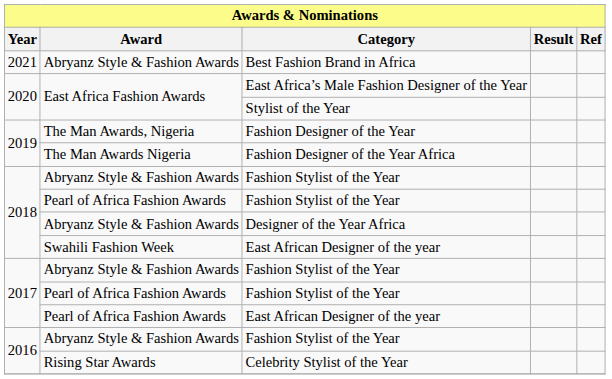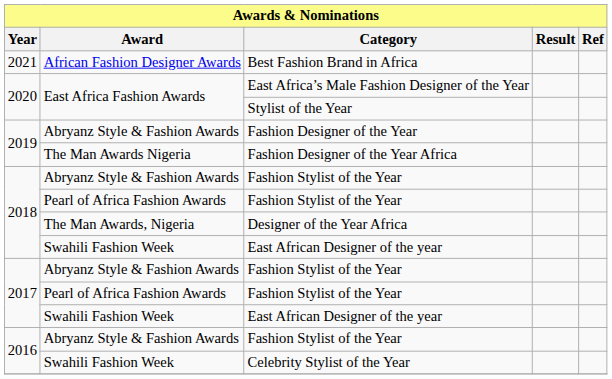(141, 62) Abryanz Style & Fashion Awards -> (142, 62) African Fashion Designer Awards
(119, 131) The Man Awards, Nigeria -> (141, 131) Abryanz Style & Fashion Awards
(141, 223) Abryanz Style & Fashion Awards -> (119, 223) The Man Awards, Nigeria
(135, 316) Pearl of Africa Fashion Awards -> (109, 316) Swahili Fashion Week
(100, 362) Rising Star Awards -> (109, 362) Swahili Fashion Week
